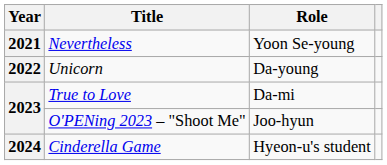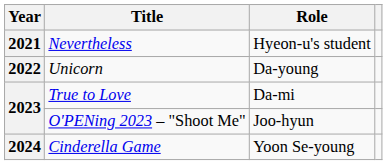(304, 43) Yoon Se-young -> (312, 43) Hyeon-u's student
(312, 146) Hyeon-u's student -> (304, 146) Yoon Se-young
